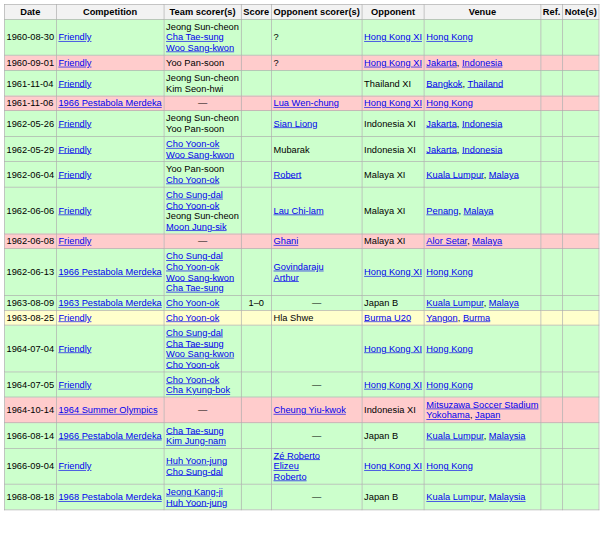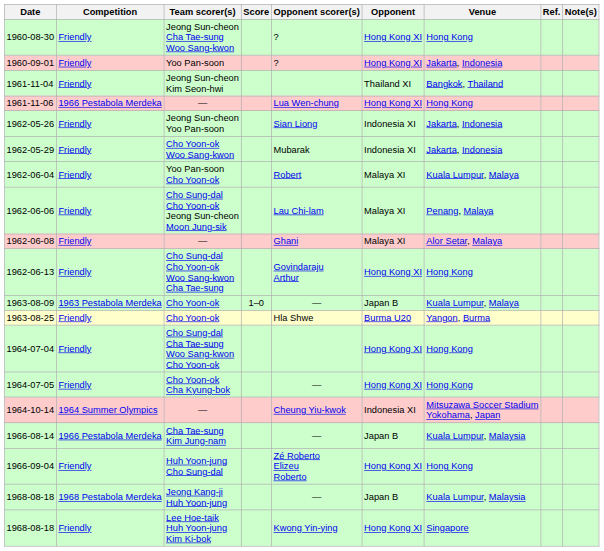(110, 272) 1966 Pestabola Merdeka -> (75, 272) Friendly
+ row: (30, 528)
